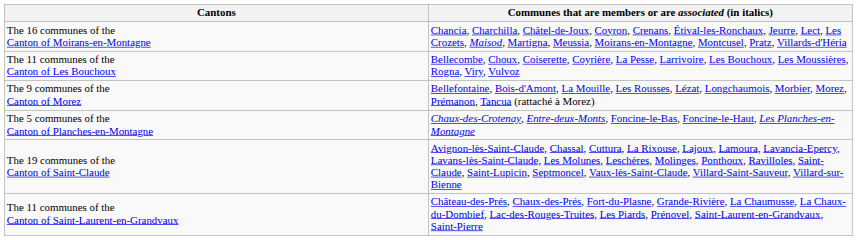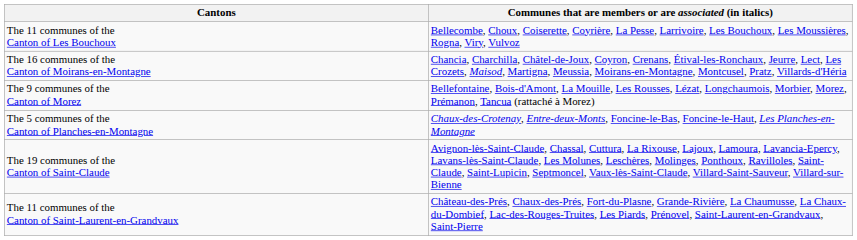rows swapped: (61, 65) <-> (79, 36)
